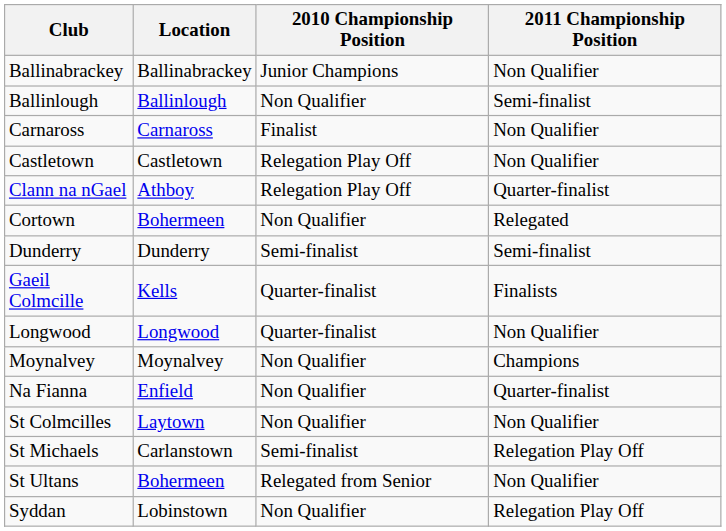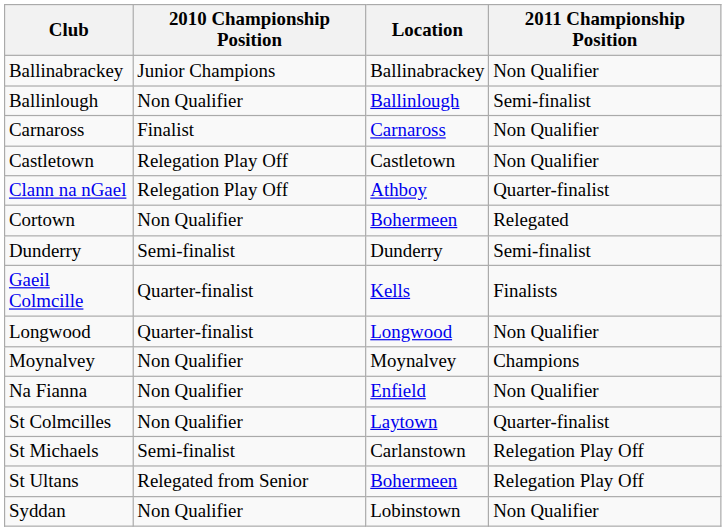columns swapped: (194, 30) <-> (372, 30)
(551, 391) Quarter-finalist -> (546, 391) Non Qualifier
(546, 421) Non Qualifier -> (551, 421) Quarter-finalist
(546, 481) Non Qualifier -> (569, 481) Relegation Play Off
(569, 511) Relegation Play Off -> (546, 511) Non Qualifier
